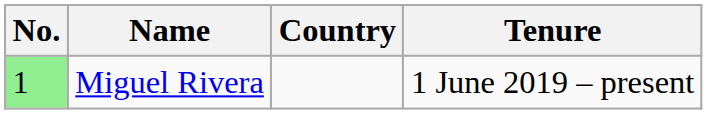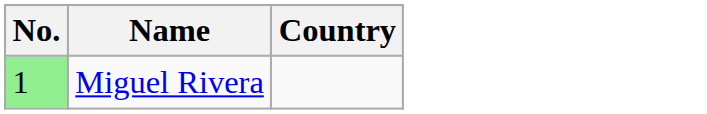- column: (553, 30)
